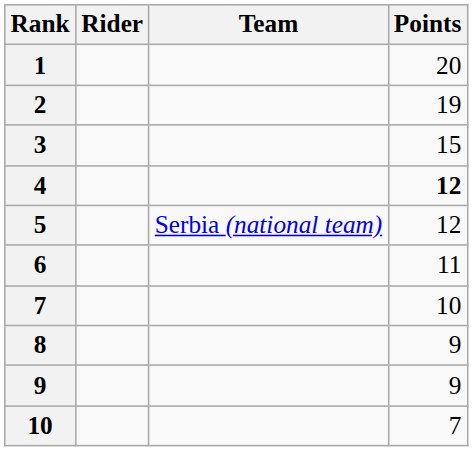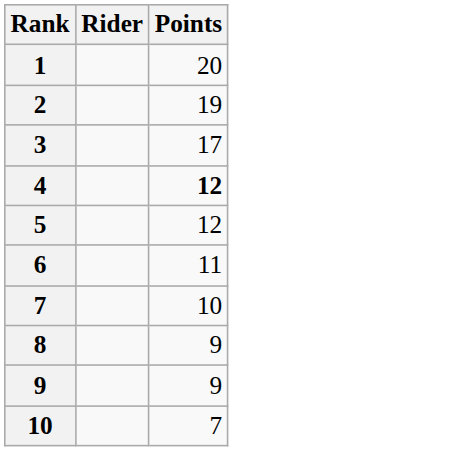- column: (268, 24)
(449, 144) 15 -> (210, 144) 17
